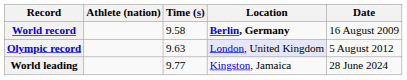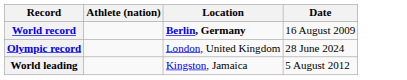- column: (185, 13)
(267, 48) lavender background -> (223, 48) no background
(361, 48) 5 August 2012 -> (315, 48) 28 June 2024
(359, 65) 28 June 2024 -> (318, 65) 5 August 2012
